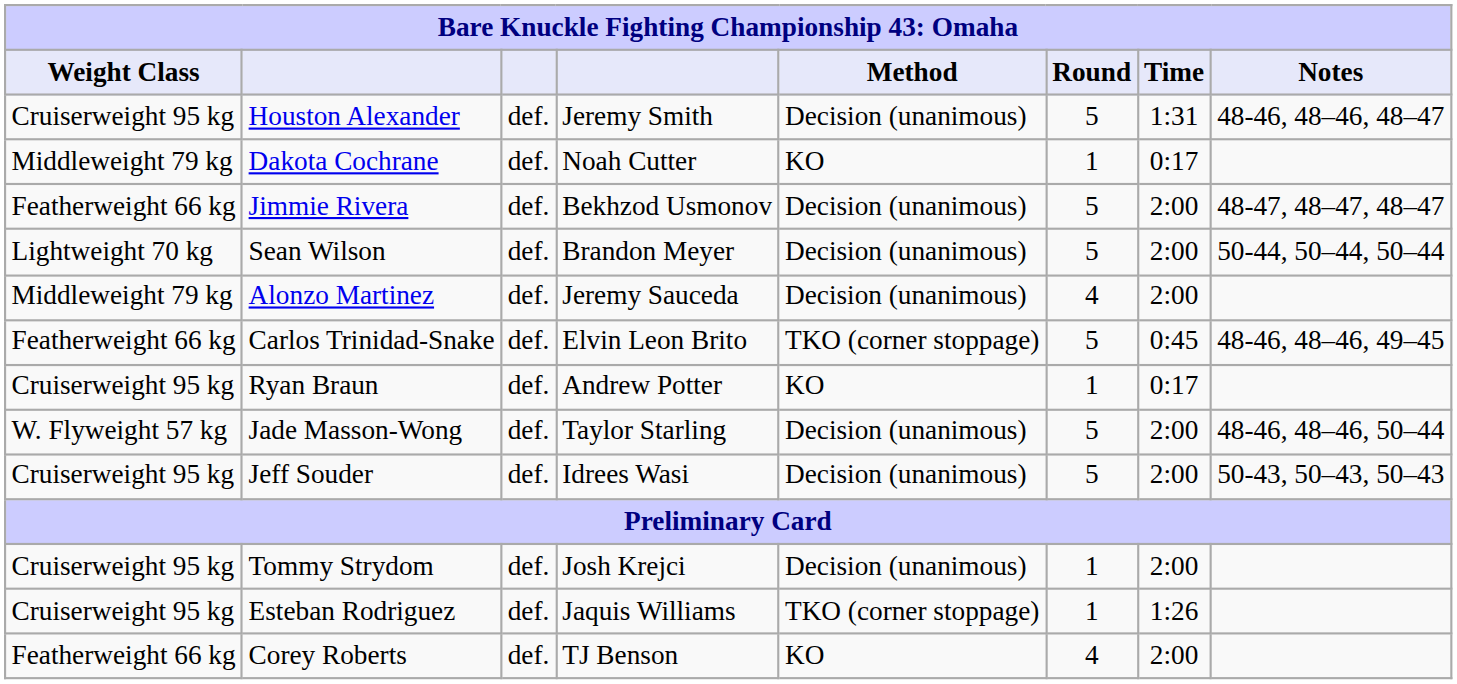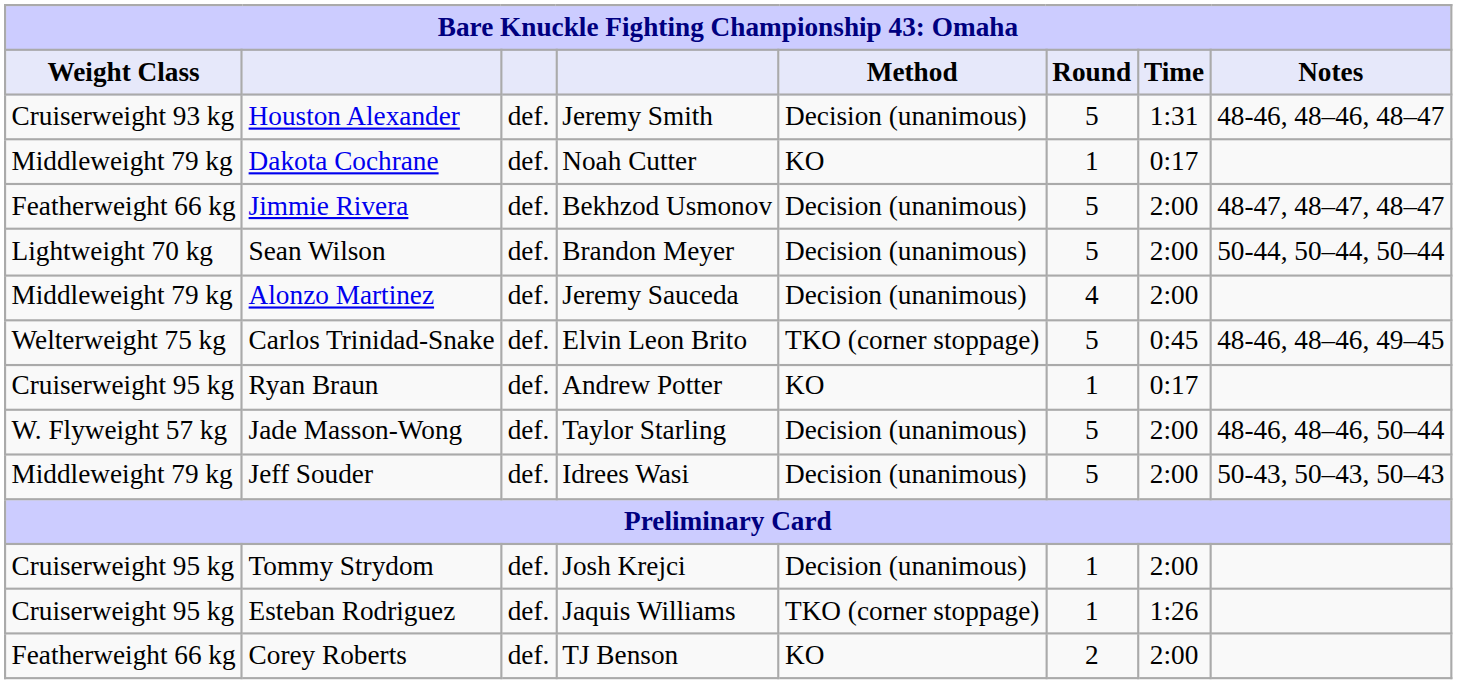(123, 116) Cruiserweight 95 kg -> (123, 116) Cruiserweight 93 kg
(124, 341) Featherweight 66 kg -> (119, 341) Welterweight 75 kg
(123, 476) Cruiserweight 95 kg -> (122, 476) Middleweight 79 kg
(1092, 655) 4 -> (1092, 655) 2
